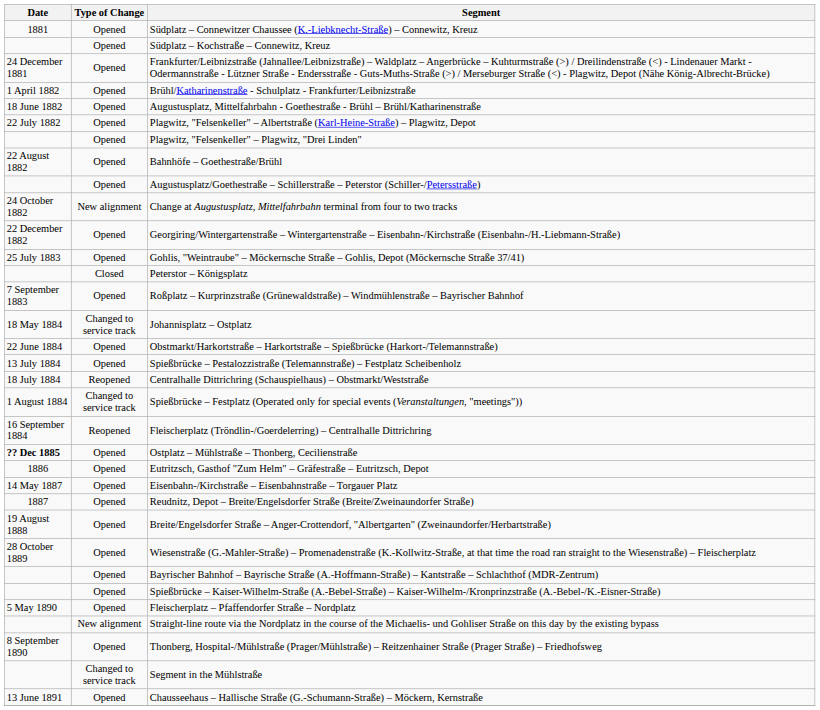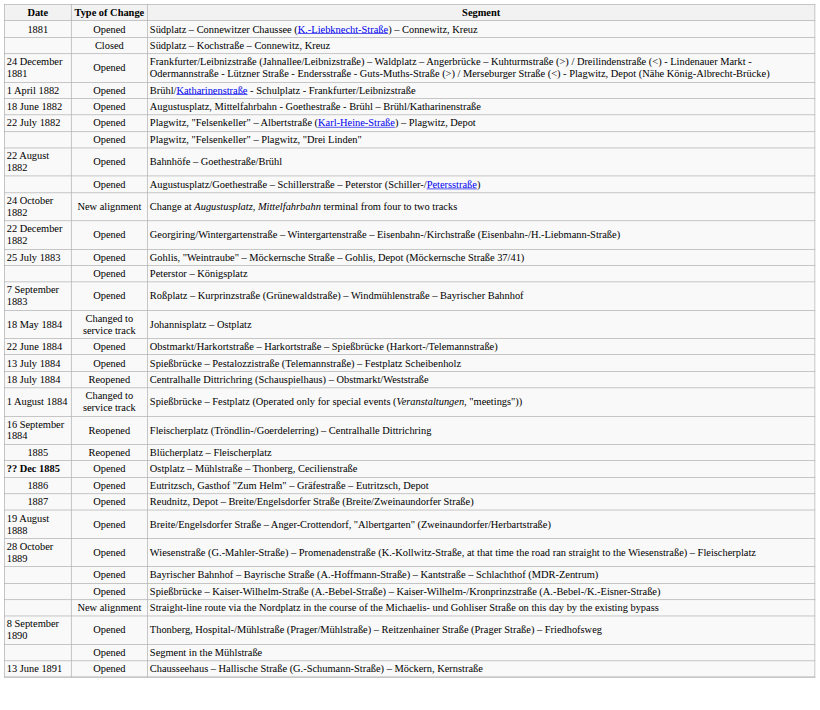(109, 45) Opened -> (109, 45) Closed
(109, 273) Closed -> (109, 273) Opened
+ row: (211, 452)
- row: (274, 485)
- row: (253, 608)
(109, 675) Changed to service track -> (109, 652) Opened
